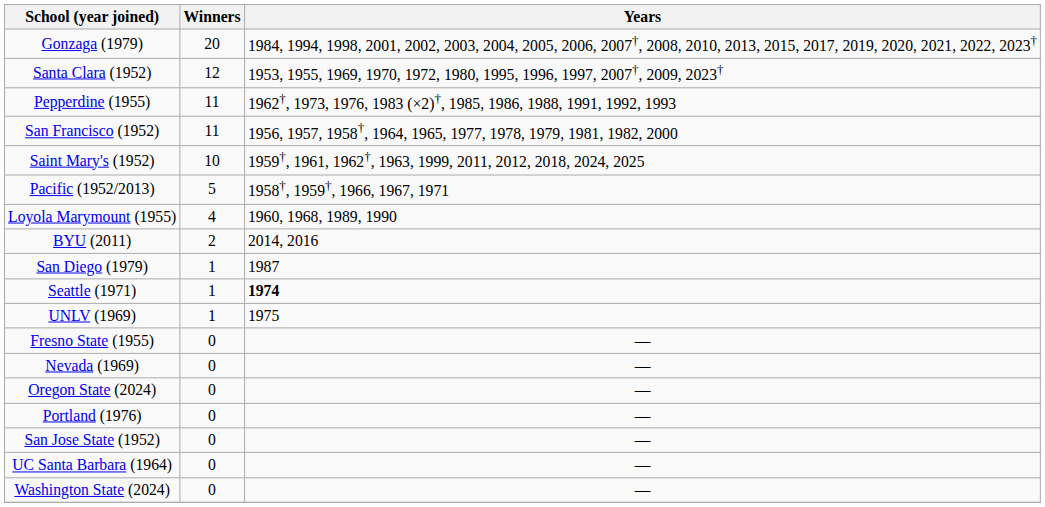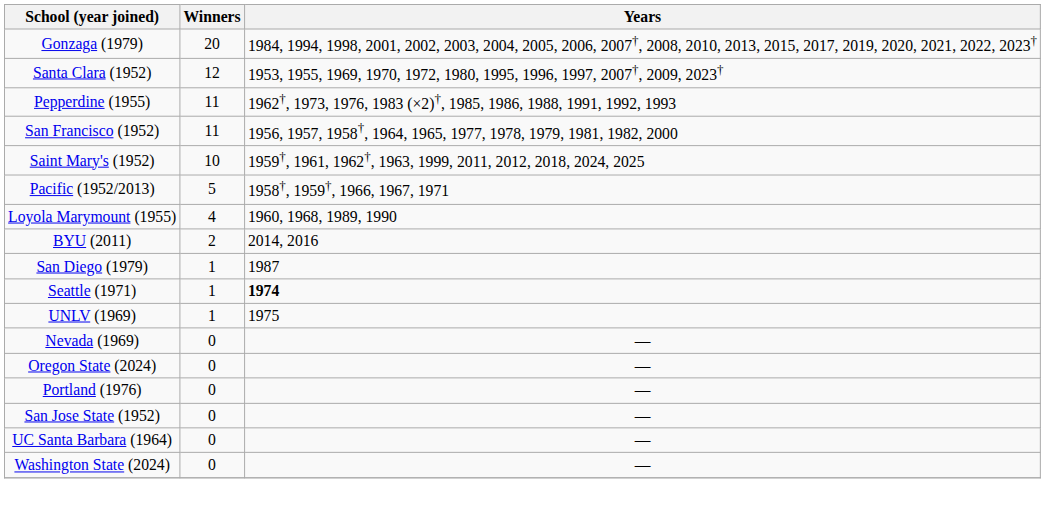- row: (92, 340)
